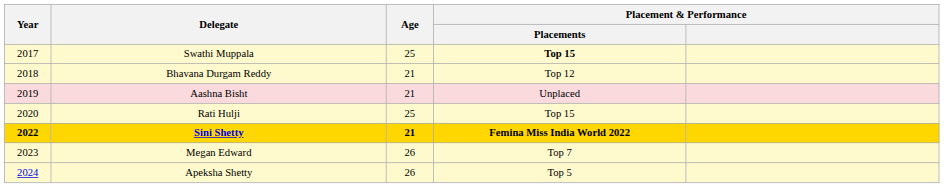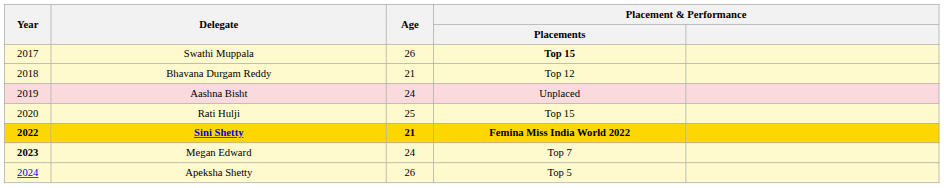(410, 54) 25 -> (410, 54) 26
(410, 94) 21 -> (410, 94) 24
(28, 153) normal -> (28, 153) bold
(410, 153) 26 -> (410, 153) 24
